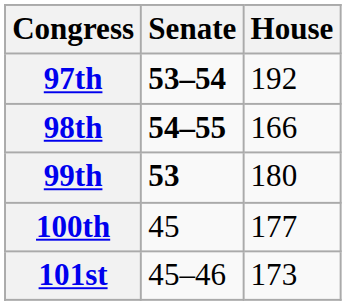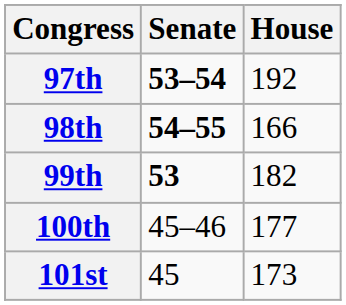(274, 176) 180 -> (274, 176) 182
(164, 226) 45 -> (187, 226) 45–46
(187, 275) 45–46 -> (164, 275) 45
